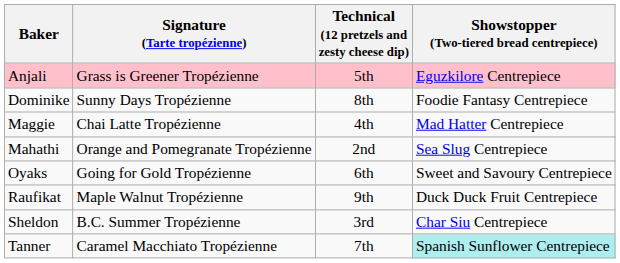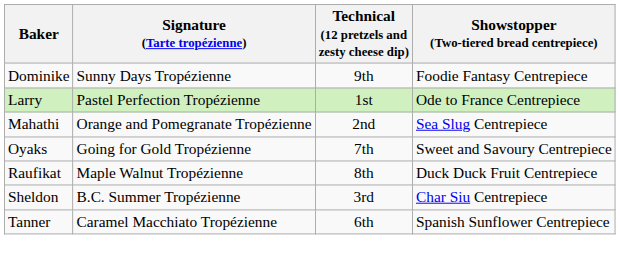- row: (27, 75)
(364, 99) 8th -> (364, 75) 9th
+ row: (25, 99)
- row: (31, 124)
(364, 173) 6th -> (364, 148) 7th
(364, 197) 9th -> (364, 173) 8th
(364, 246) 7th -> (364, 221) 6th
(513, 246) paleturquoise background -> (513, 221) no background
